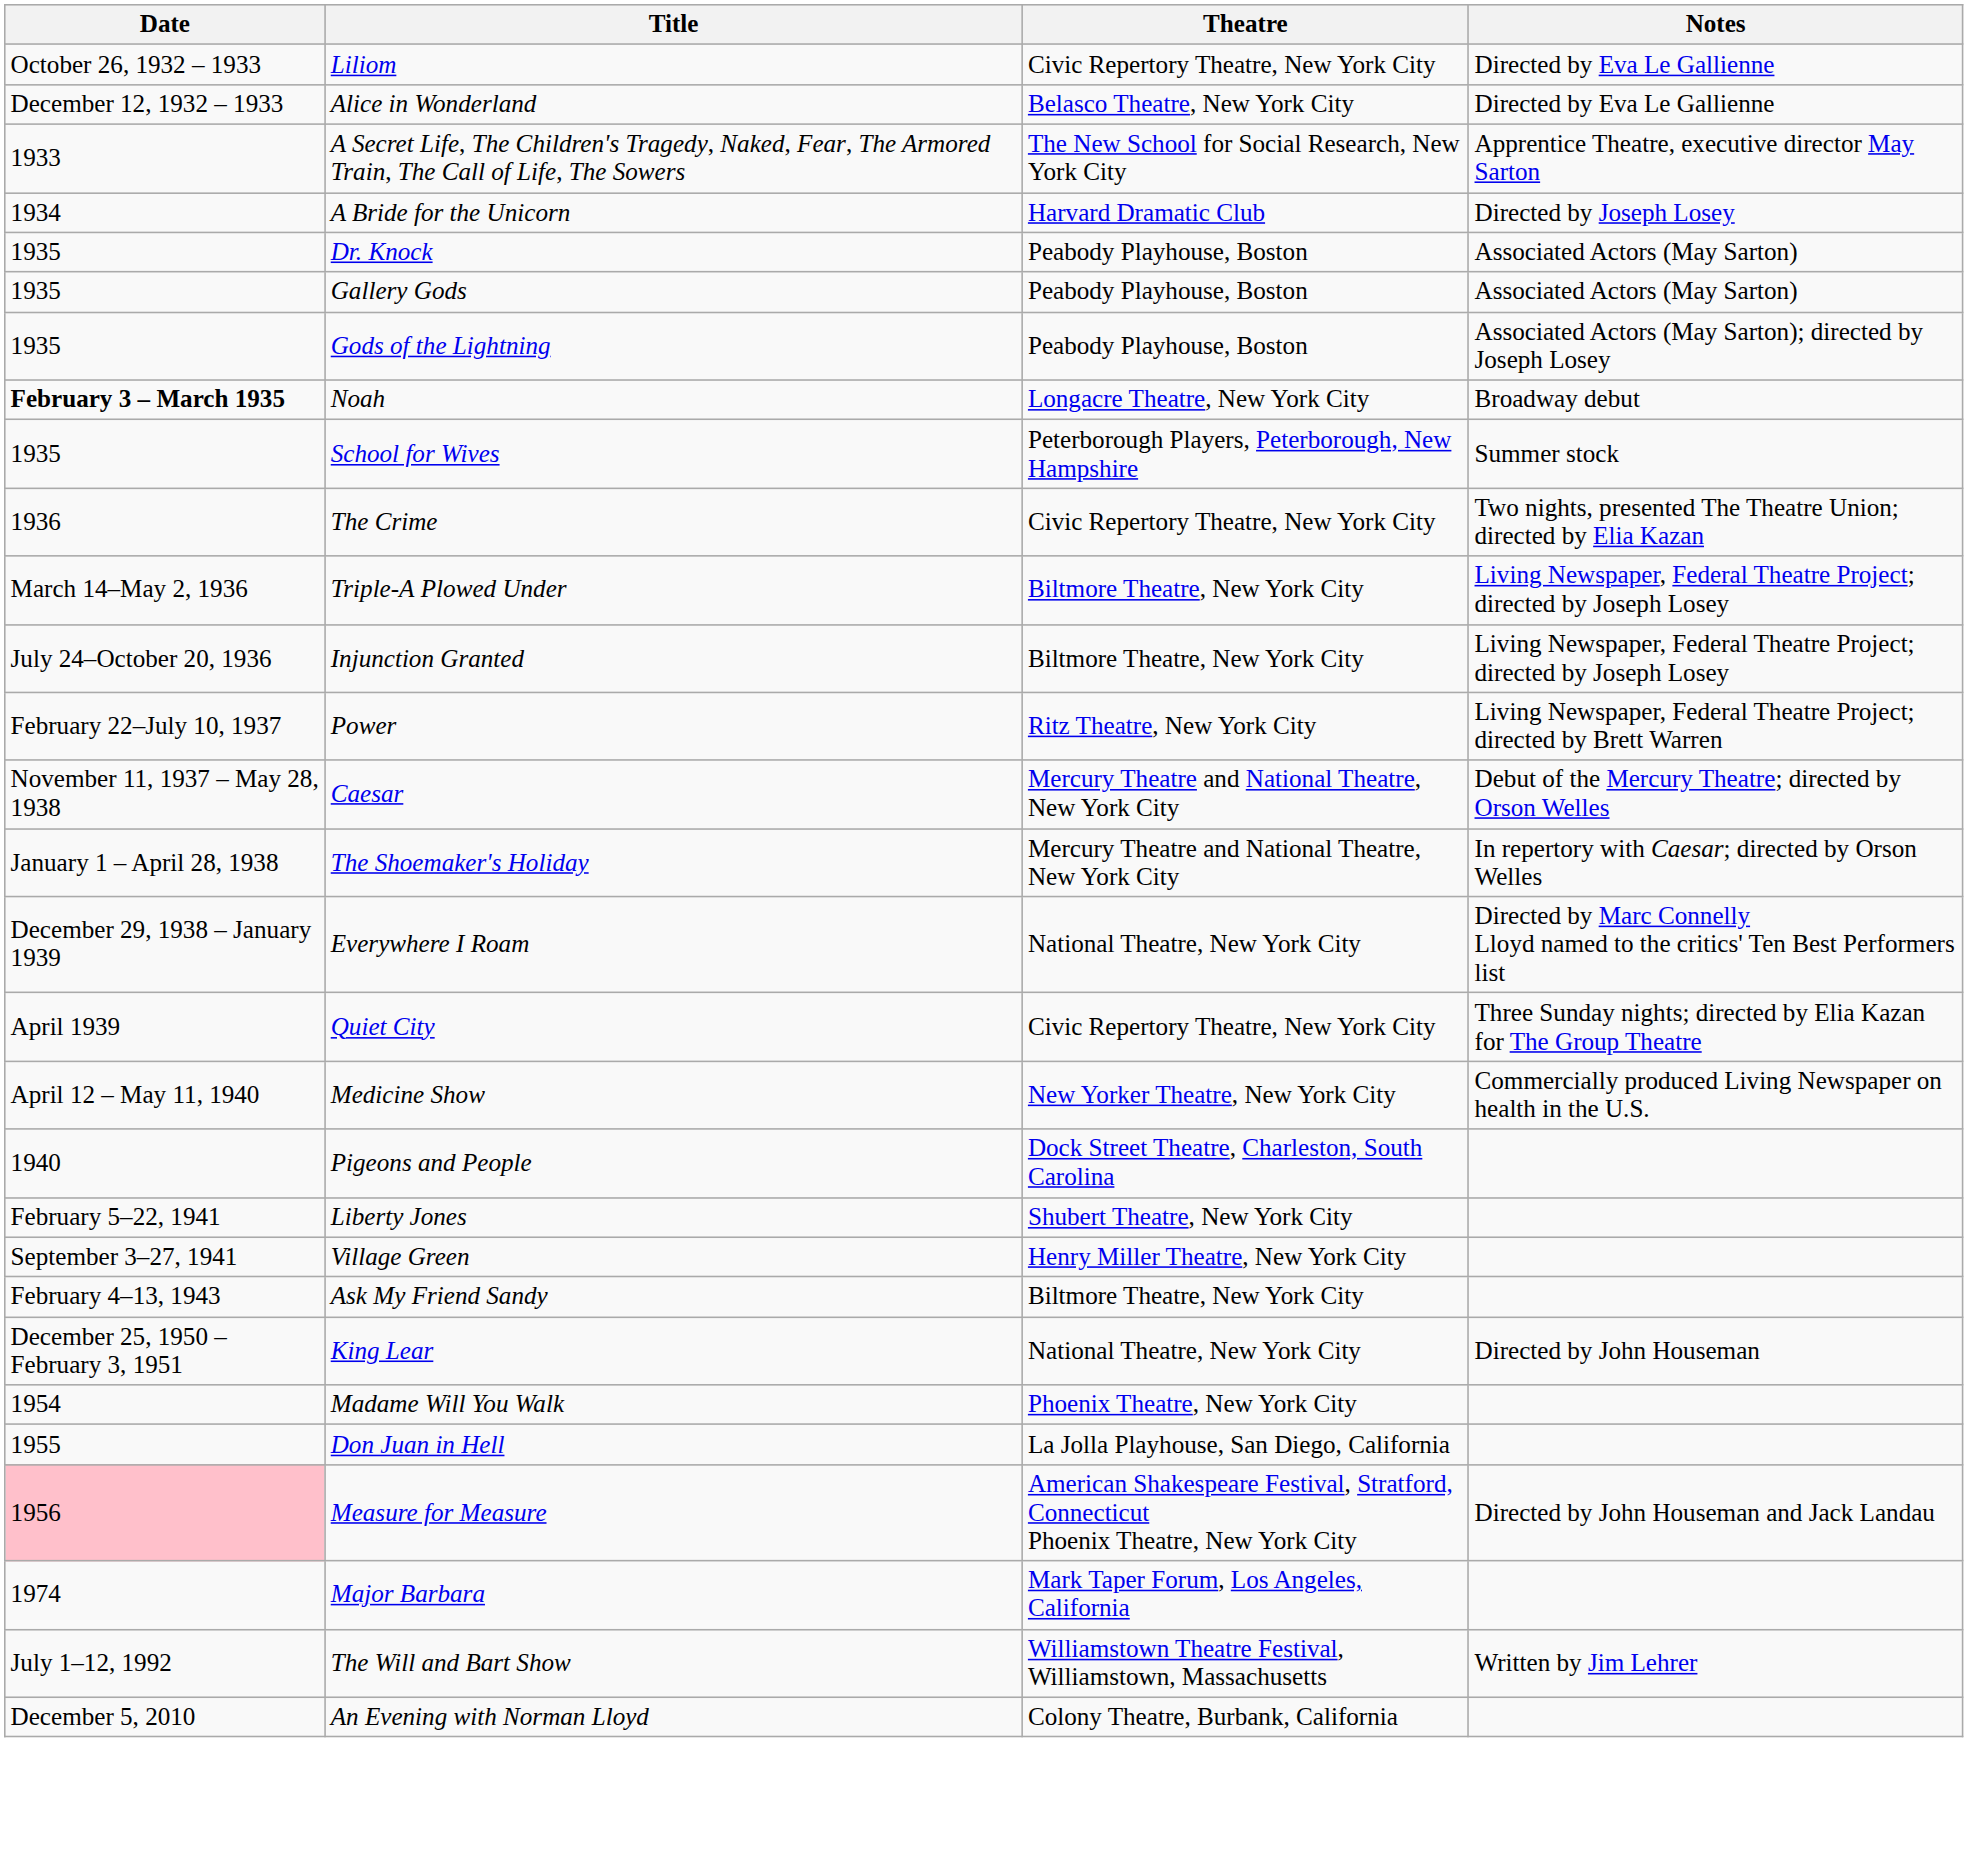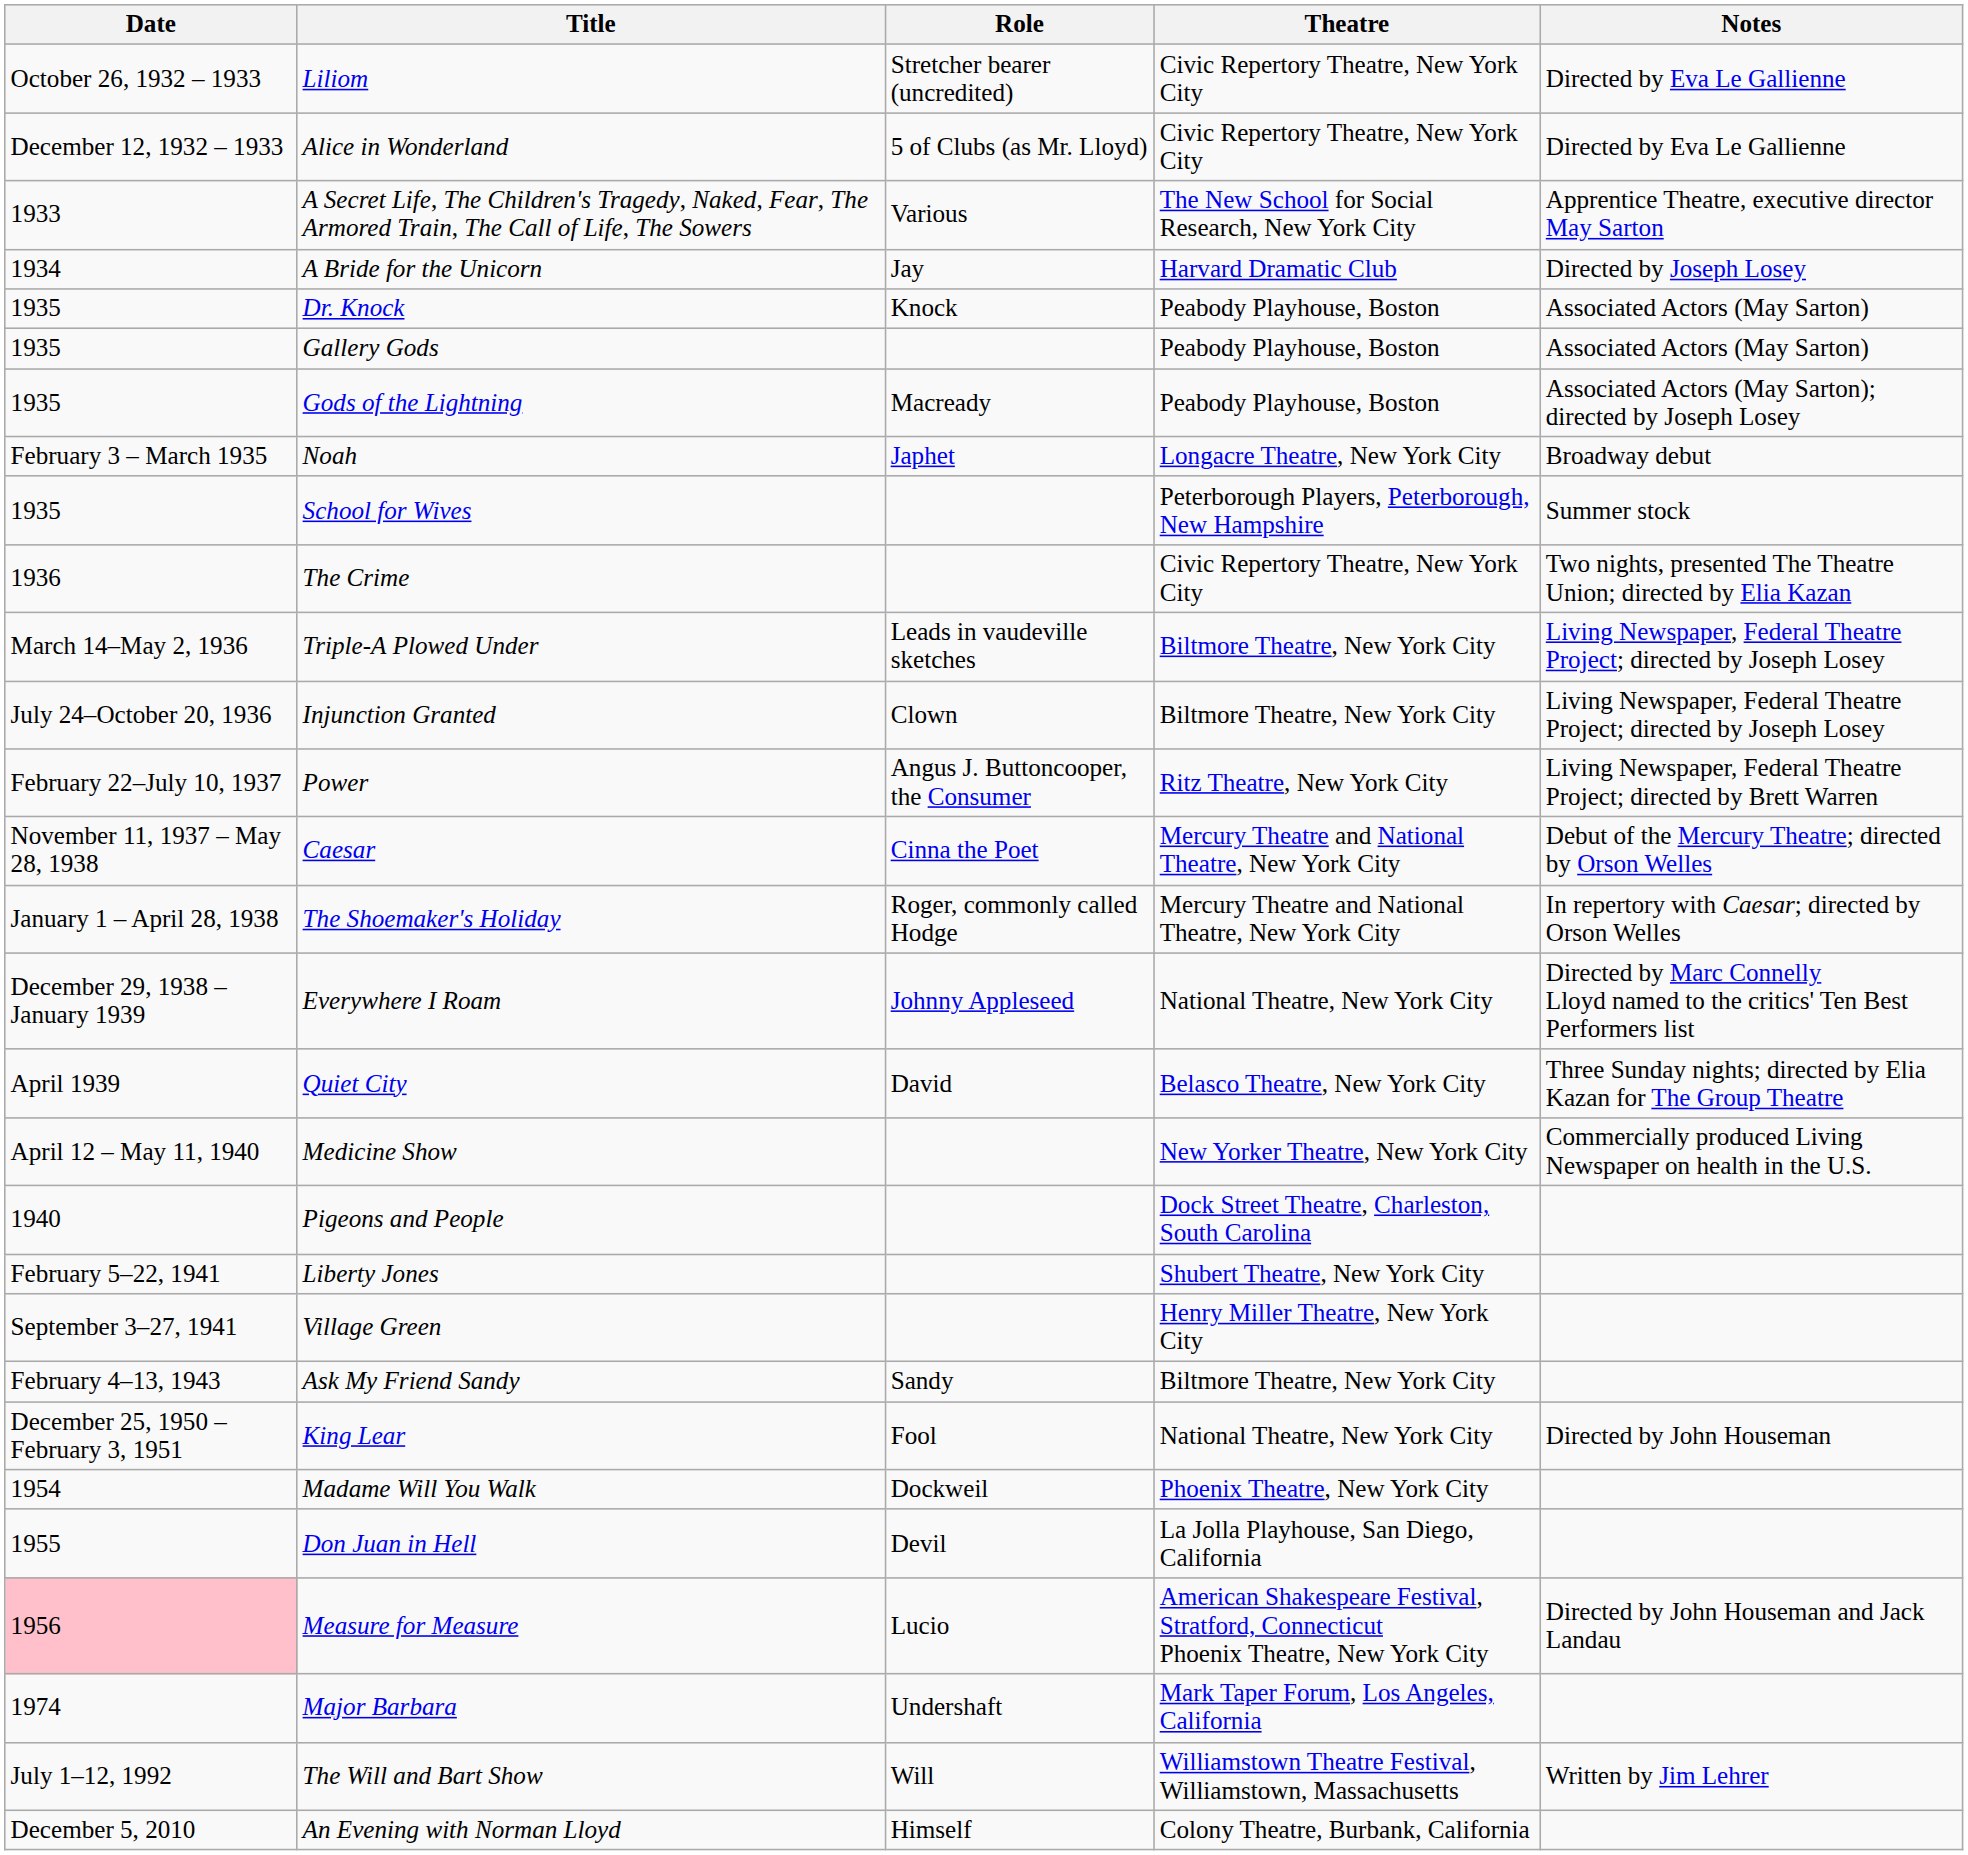+ column: (1019, 24)
(1191, 104) Belasco Theatre, New York City -> (1339, 146) Civic Repertory Theatre, New York City
(148, 399) bold -> (139, 456) normal
(1232, 1026) Civic Repertory Theatre, New York City -> (1323, 1083) Belasco Theatre, New York City
